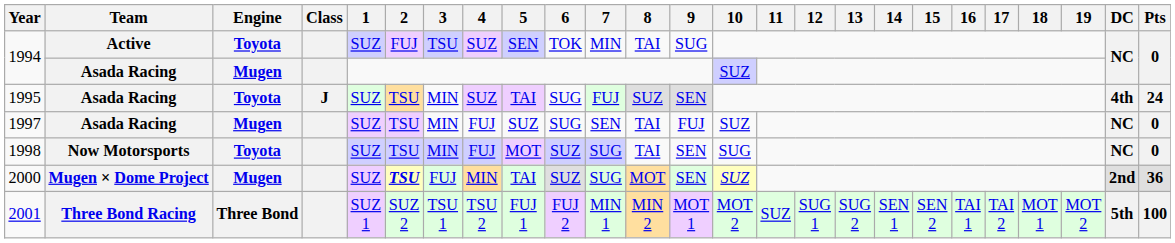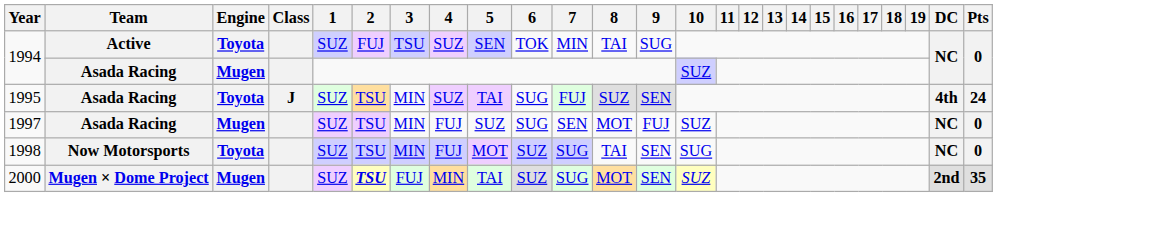(648, 124) TAI -> (614, 124) MOT
(1155, 177) 36 -> (978, 177) 35
- row: (25, 213)
